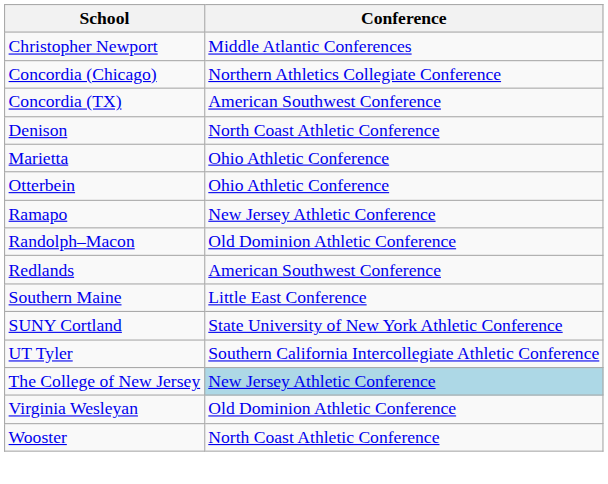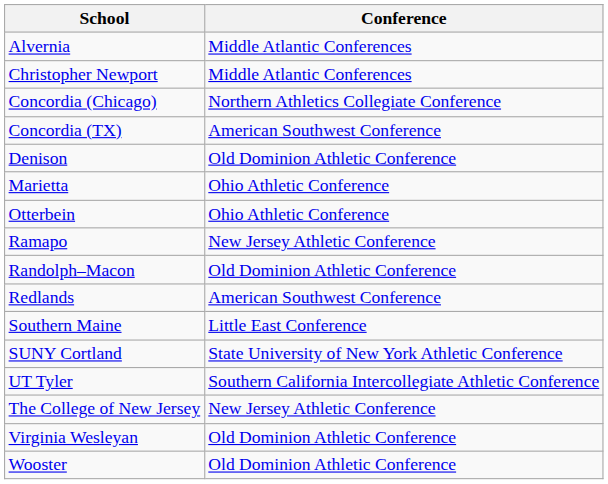+ row: (39, 46)
(324, 130) North Coast Athletic Conference -> (332, 158) Old Dominion Athletic Conference
(322, 381) lightblue background -> (322, 409) no background
(324, 437) North Coast Athletic Conference -> (332, 465) Old Dominion Athletic Conference
